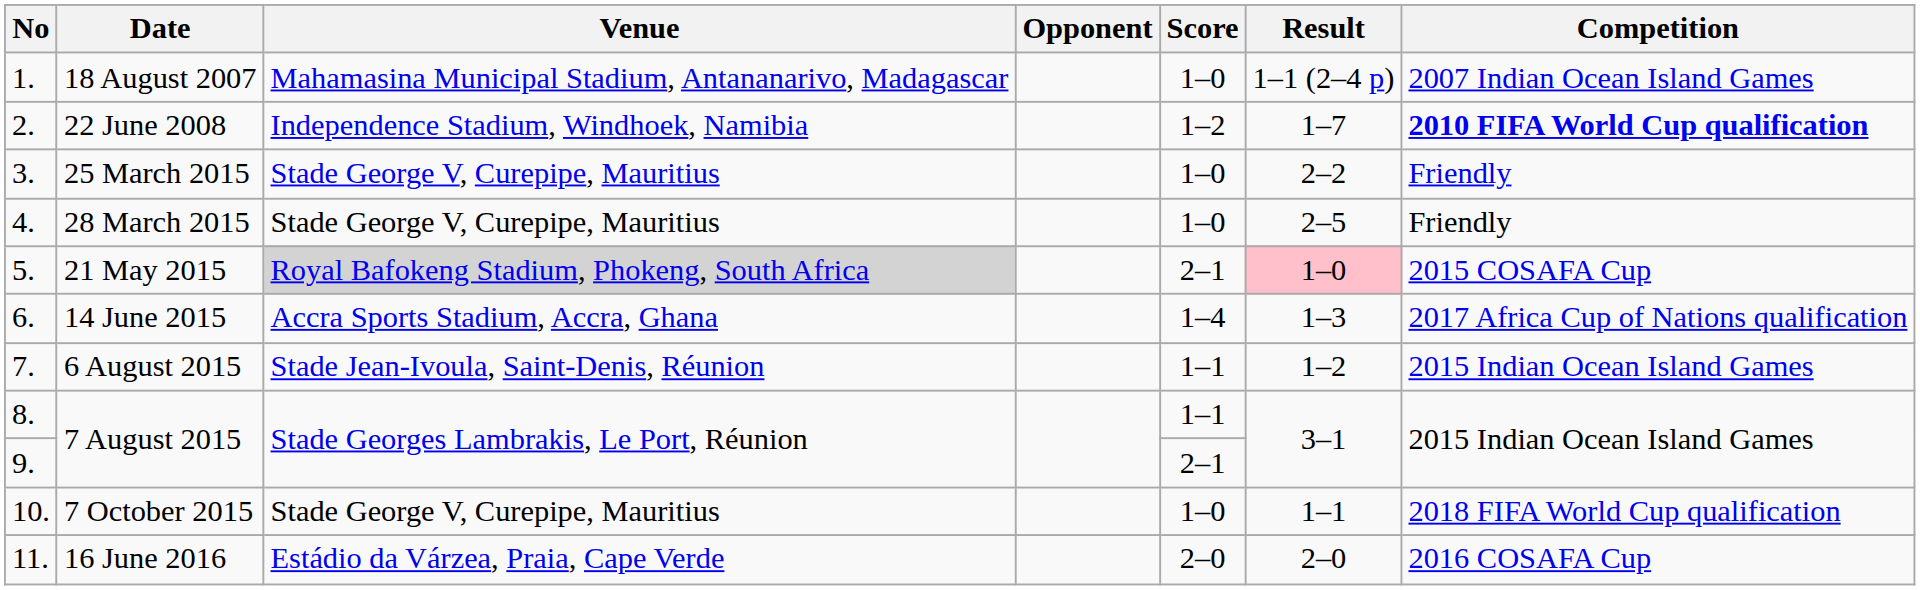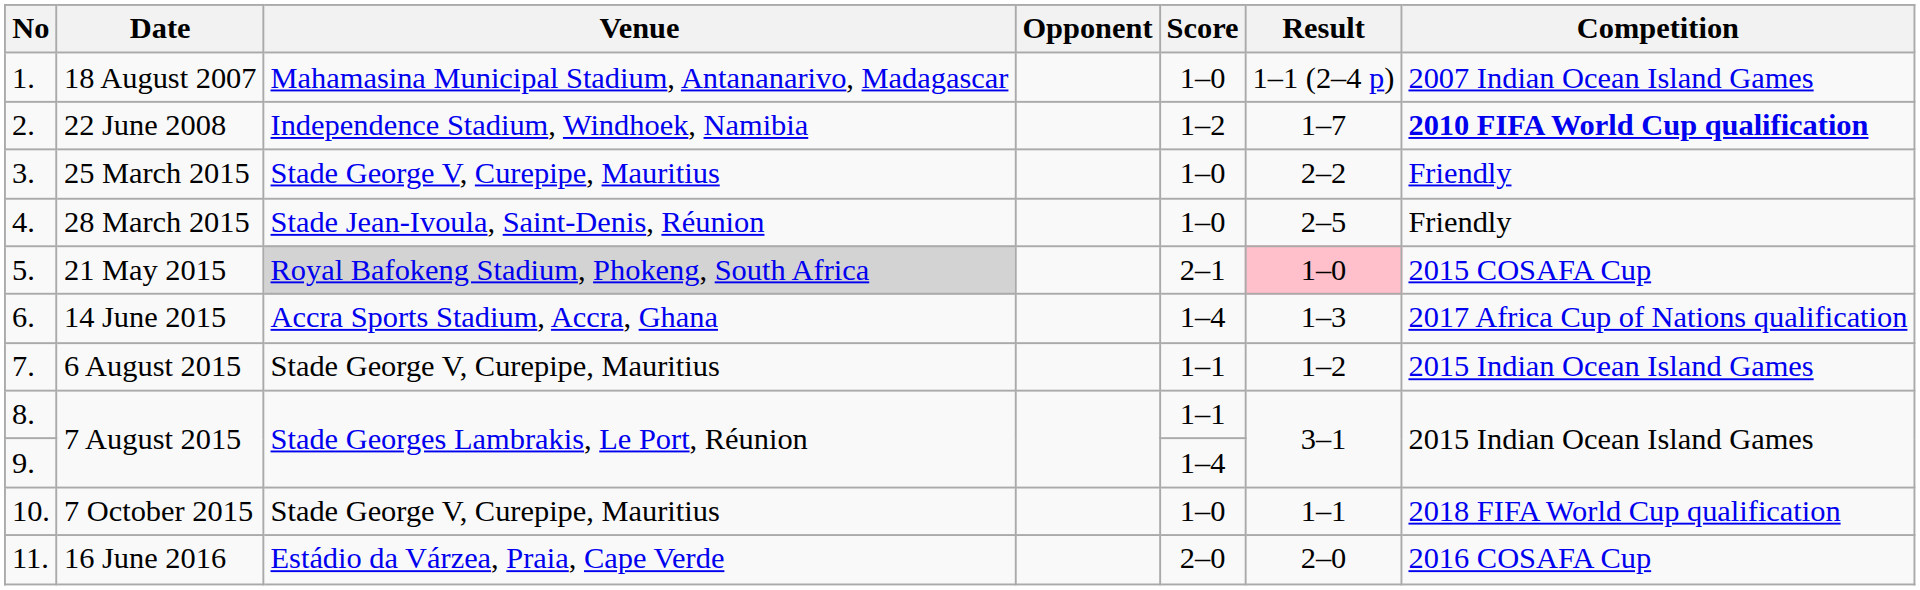(495, 221) Stade George V, Curepipe, Mauritius -> (517, 221) Stade Jean-Ivoula, Saint-Denis, Réunion
(517, 366) Stade Jean-Ivoula, Saint-Denis, Réunion -> (495, 366) Stade George V, Curepipe, Mauritius
(1203, 462) 2–1 -> (1203, 462) 1–4
